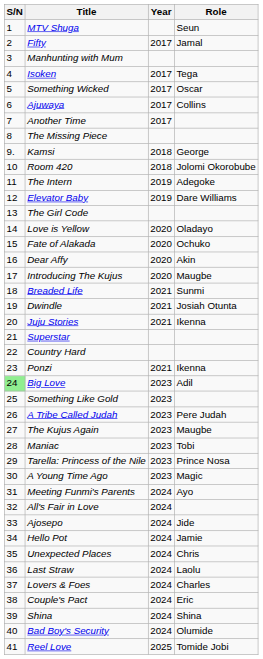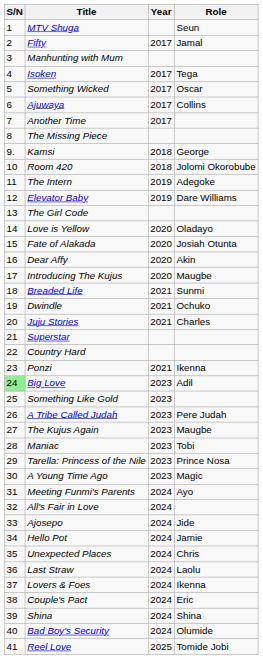(193, 244) Ochuko -> (207, 244) Josiah Otunta
(207, 306) Josiah Otunta -> (193, 306) Ochuko
(191, 321) Ikenna -> (193, 321) Charles
(193, 584) Charles -> (191, 584) Ikenna
